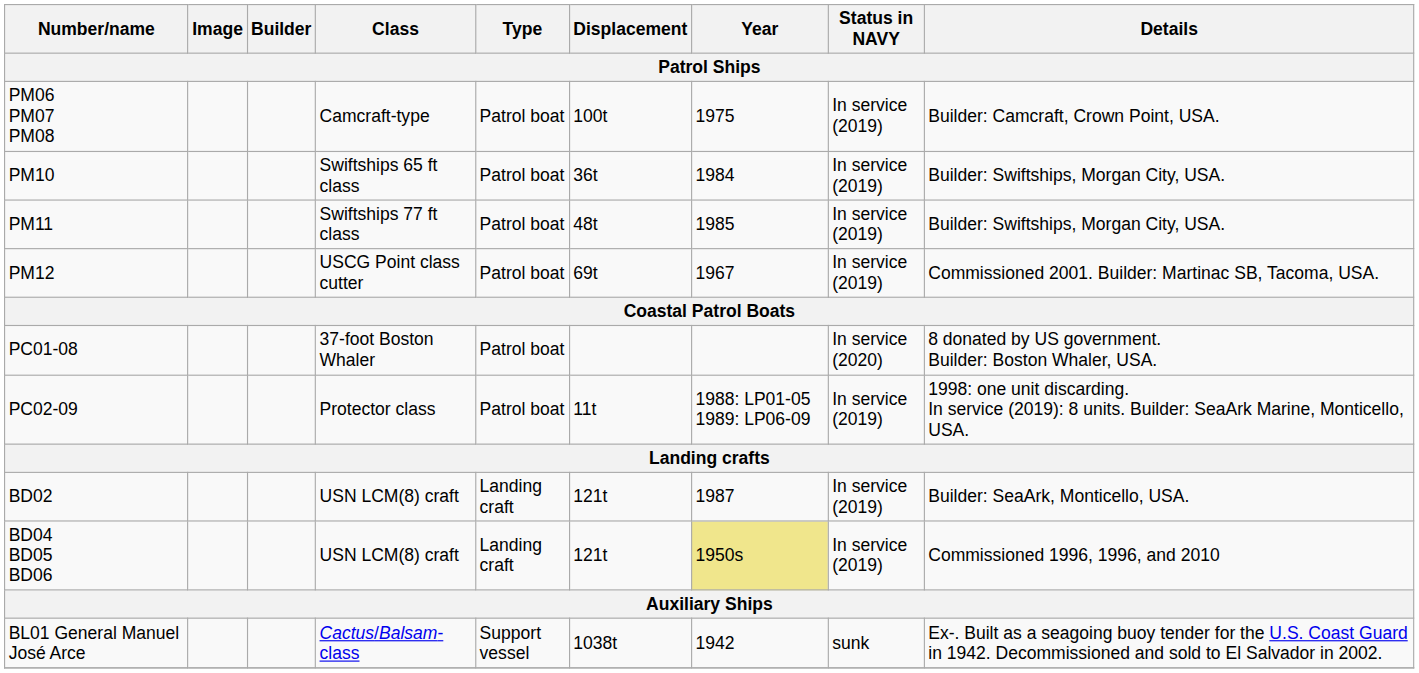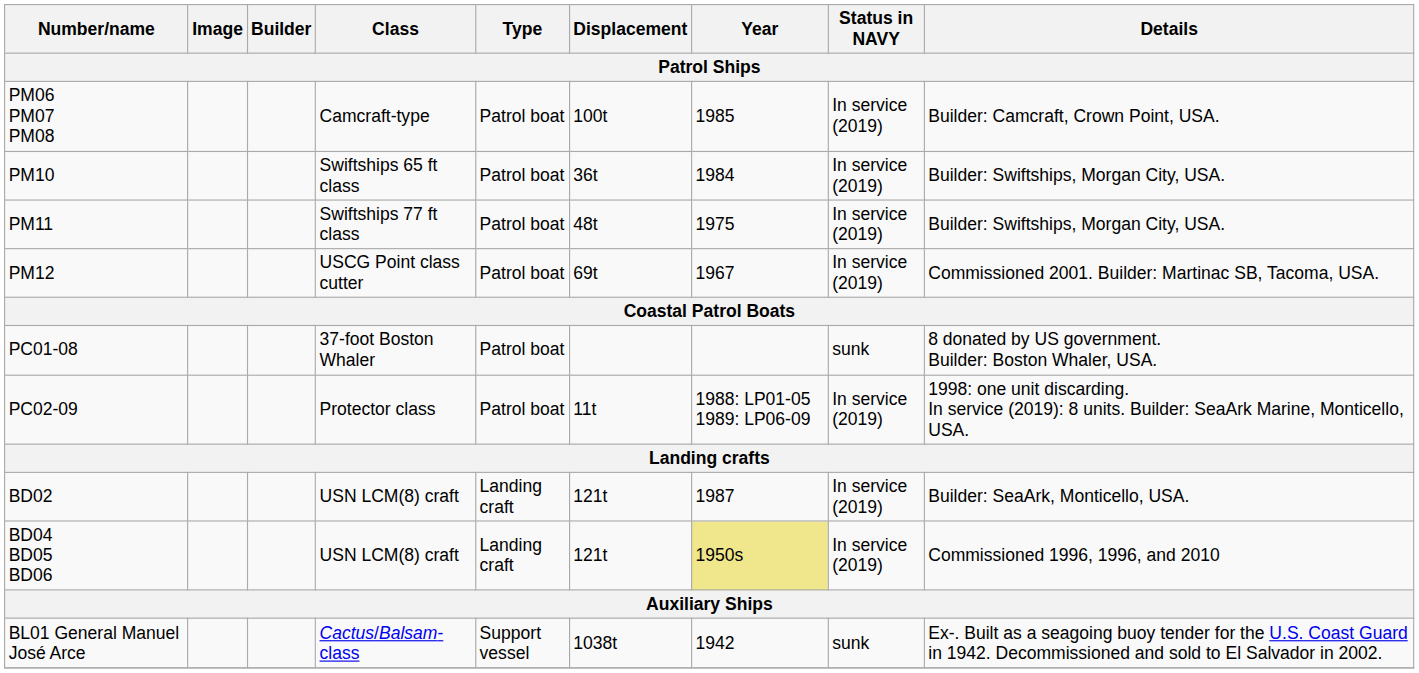(715, 115) 1975 -> (715, 115) 1985
(715, 223) 1985 -> (715, 223) 1975
(870, 349) In service (2020) -> (851, 349) sunk
